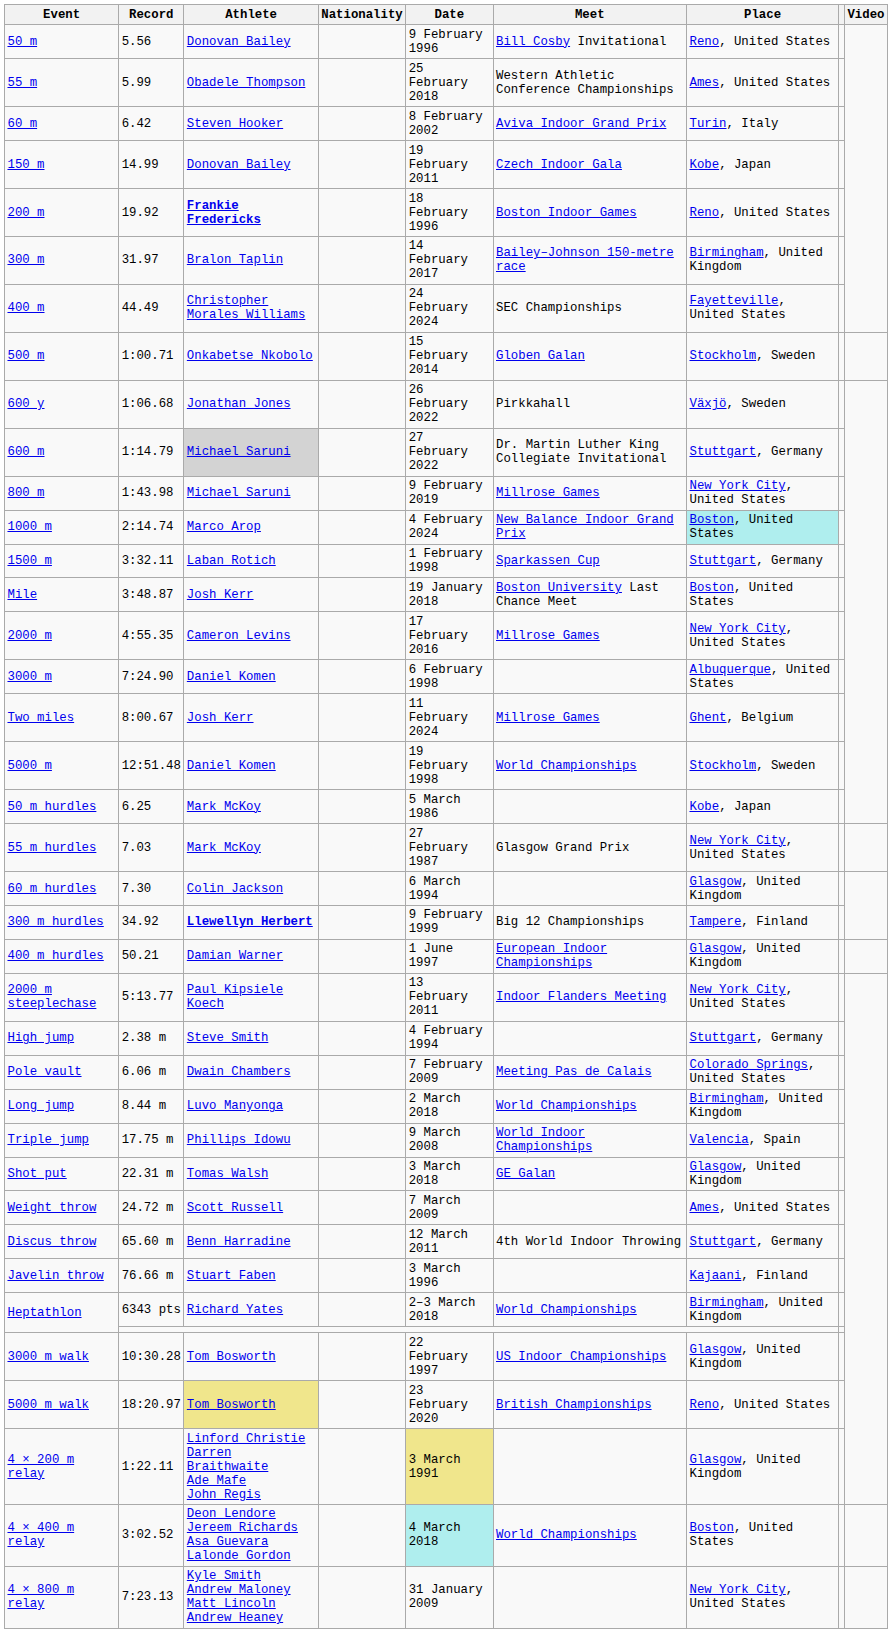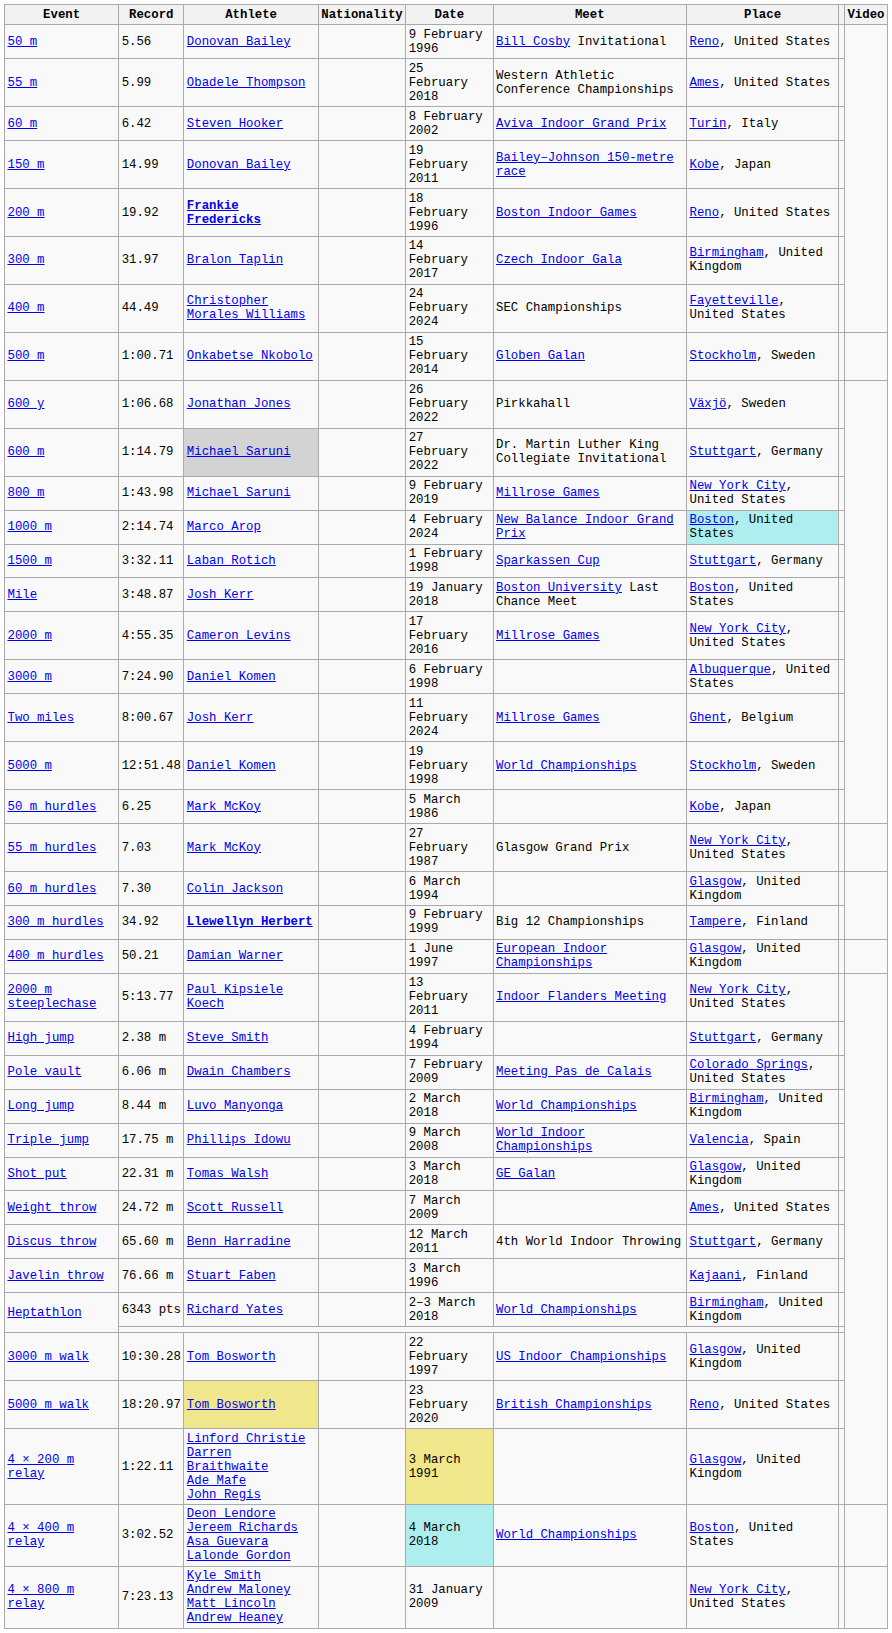(559, 165) Czech Indoor Gala -> (585, 165) Bailey–Johnson 150-metre race
(585, 260) Bailey–Johnson 150-metre race -> (559, 260) Czech Indoor Gala
